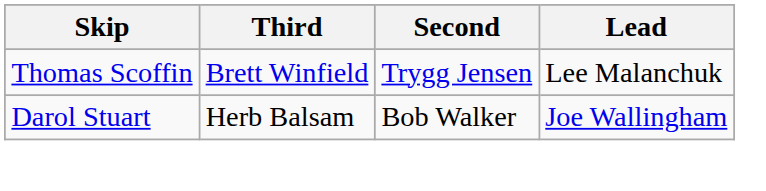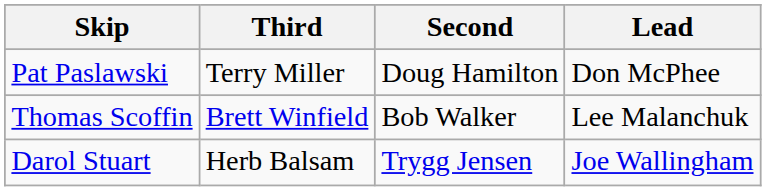+ row: (90, 71)
(457, 71) Trygg Jensen -> (449, 116) Bob Walker
(449, 116) Bob Walker -> (457, 161) Trygg Jensen
